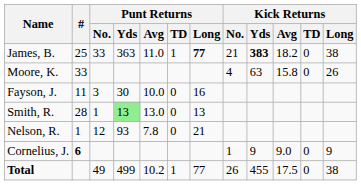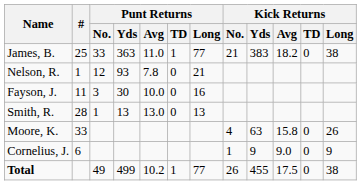(199, 53) bold -> (199, 53) normal
(259, 53) bold -> (259, 53) normal
rows swapped: (33, 131) <-> (33, 72)
(123, 111) lightgreen background -> (123, 111) no background
(78, 151) bold -> (78, 151) normal
